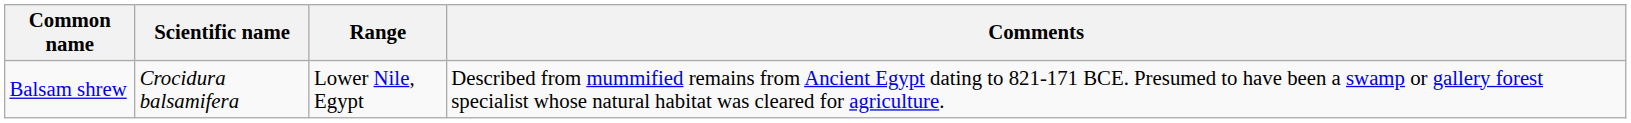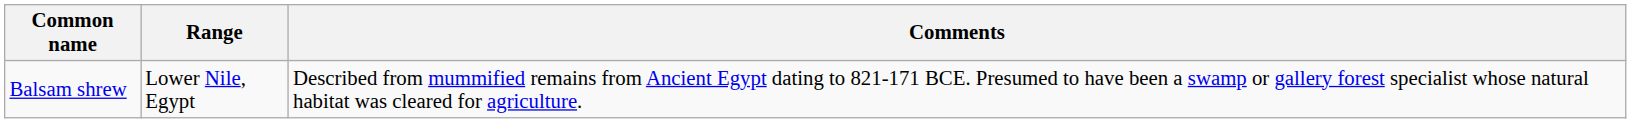- column: (222, 32)
